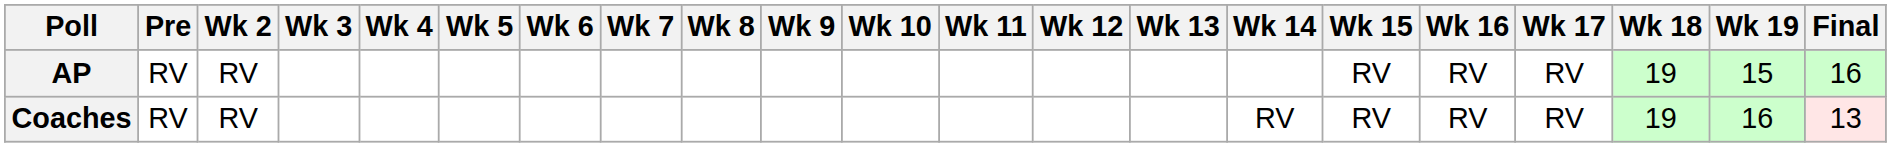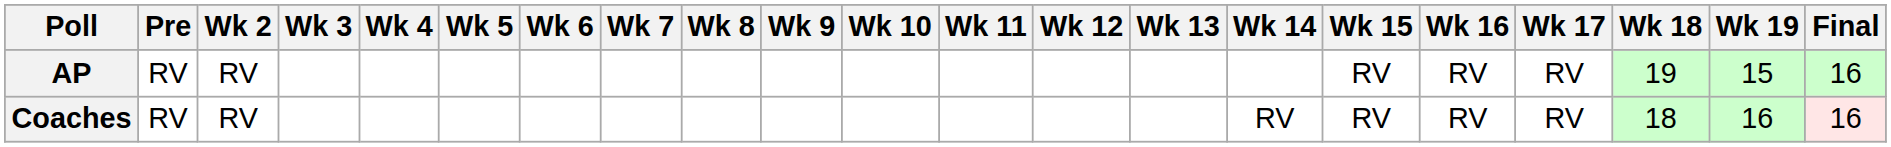(1661, 118) 19 -> (1661, 118) 18
(1846, 118) 13 -> (1846, 118) 16
